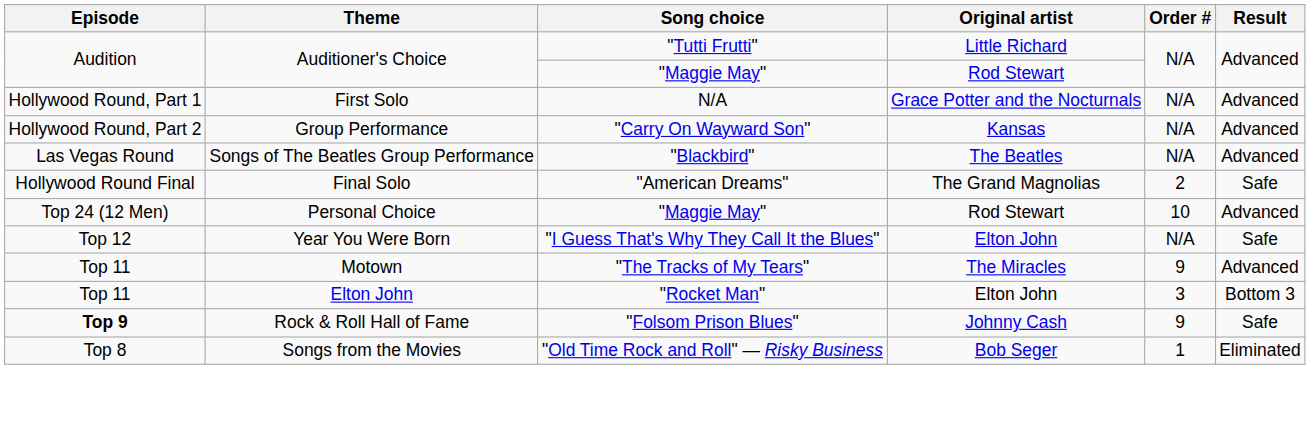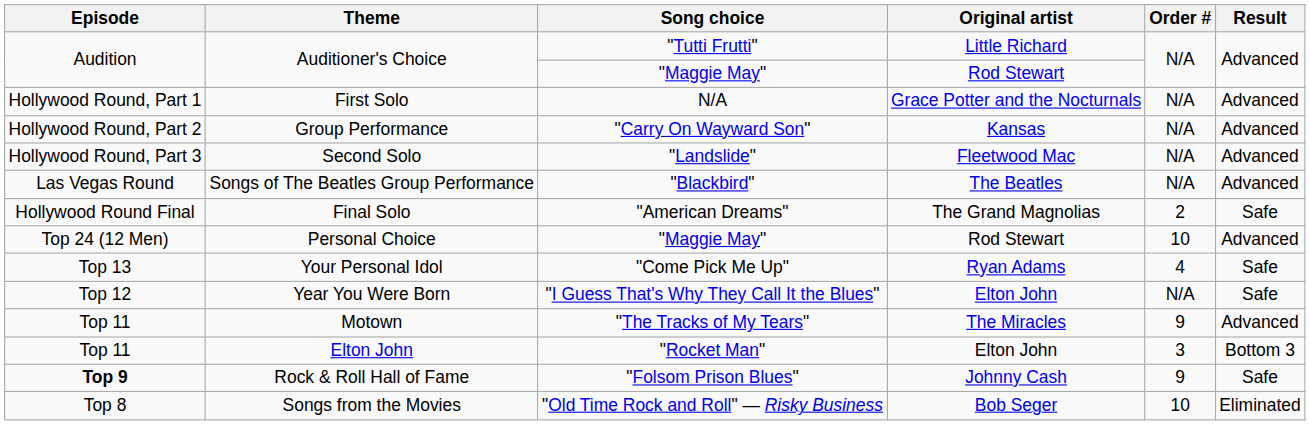+ row: (372, 156)
+ row: (372, 267)
(1180, 350) 1 -> (1180, 405) 10
